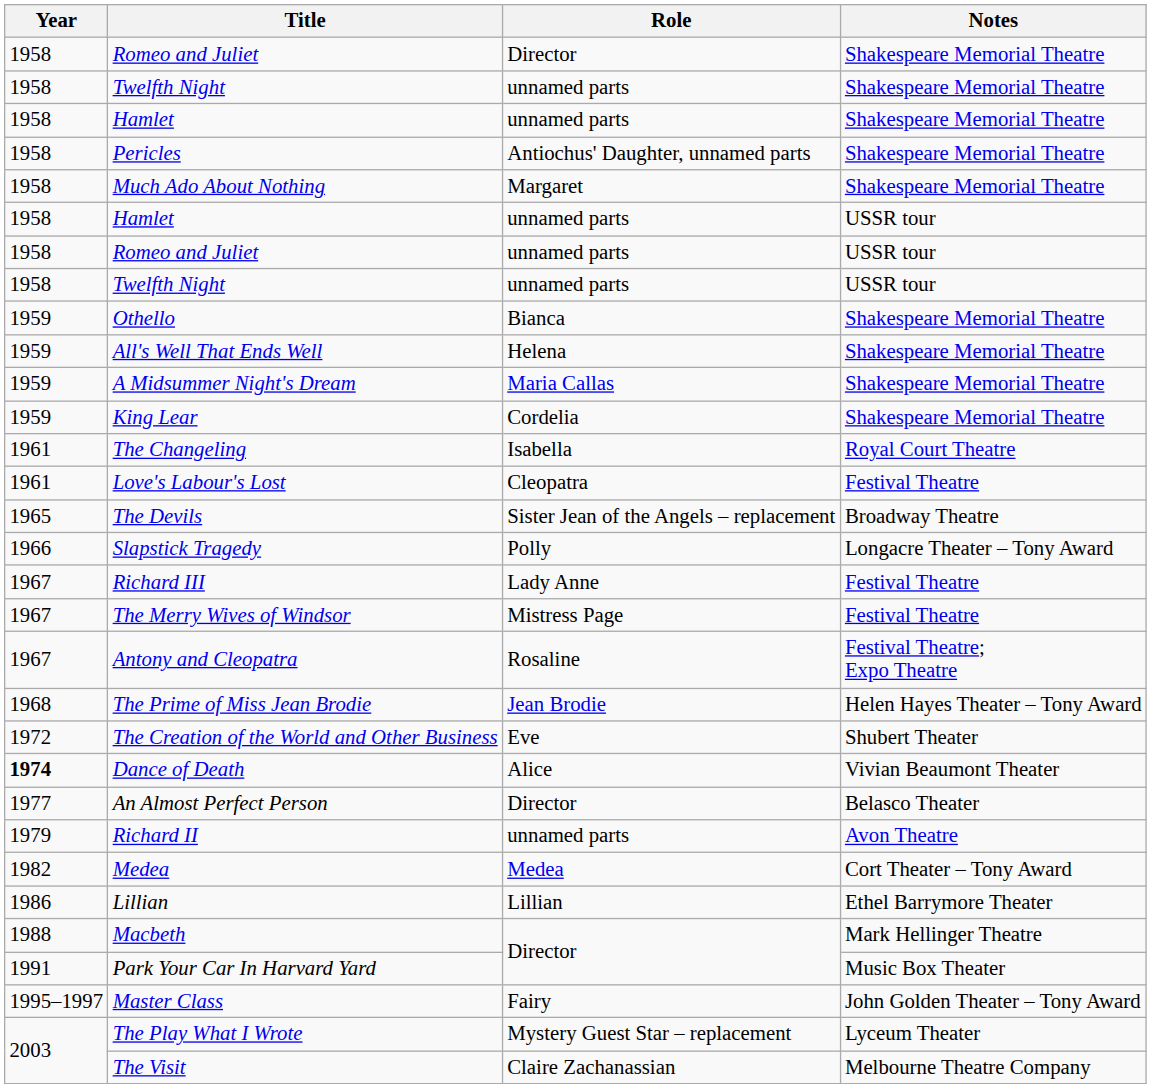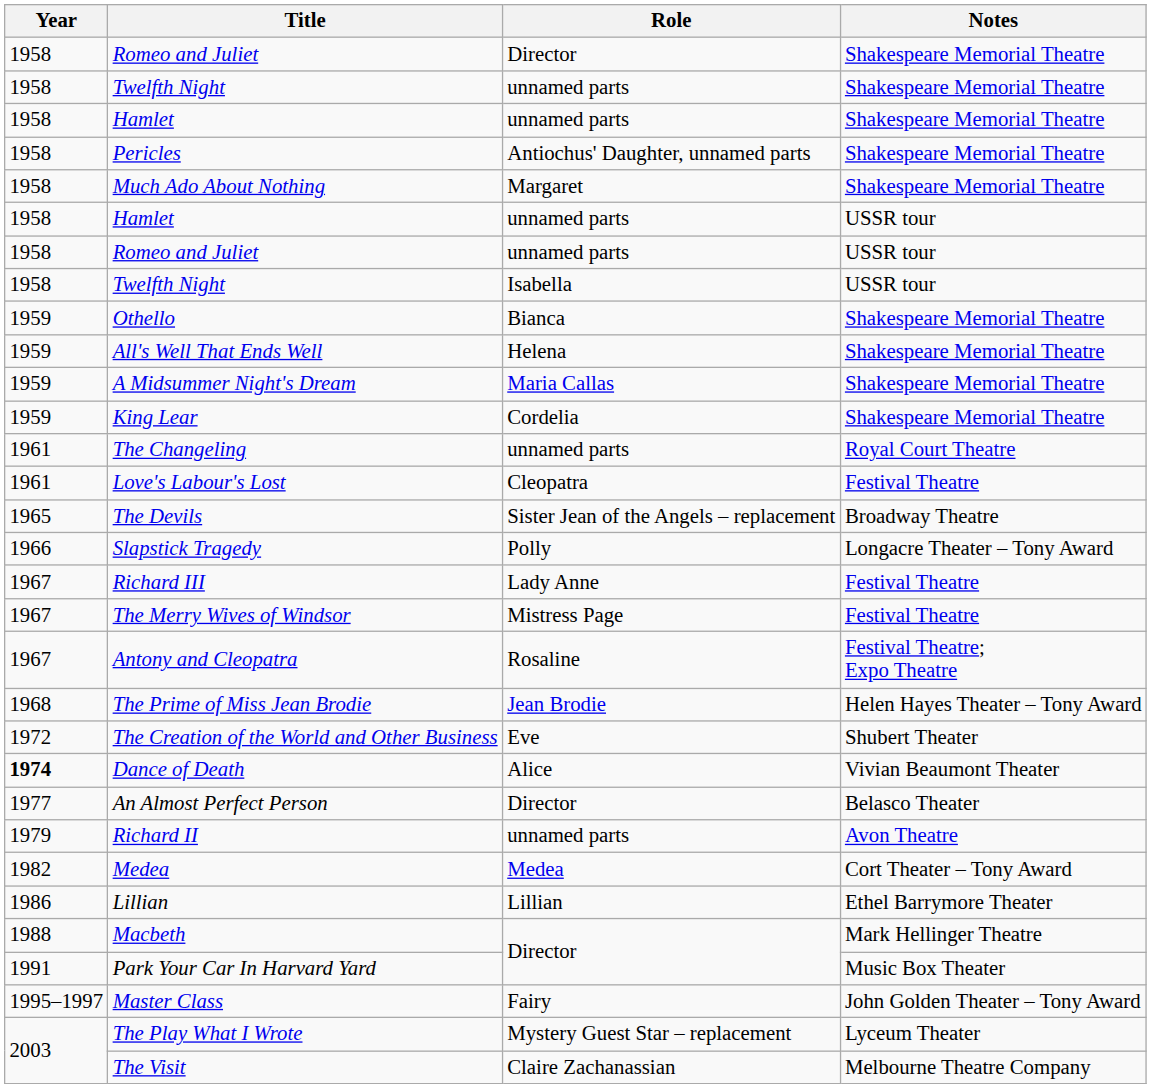(568, 284) unnamed parts -> (540, 284) Isabella
(540, 449) Isabella -> (568, 449) unnamed parts
